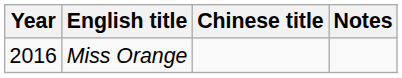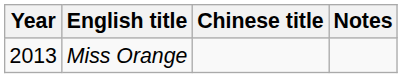(33, 55) 2016 -> (33, 55) 2013
